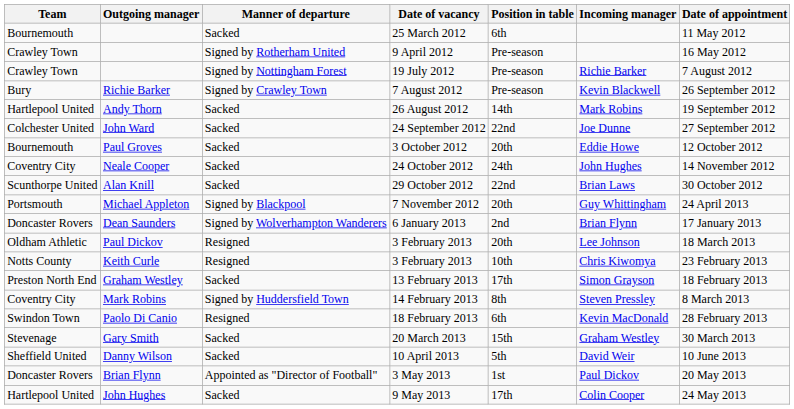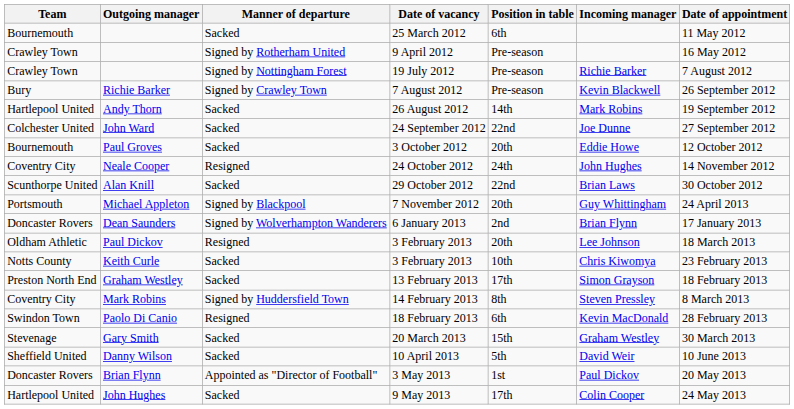(222, 166) Sacked -> (227, 166) Resigned
(227, 261) Resigned -> (222, 261) Sacked
